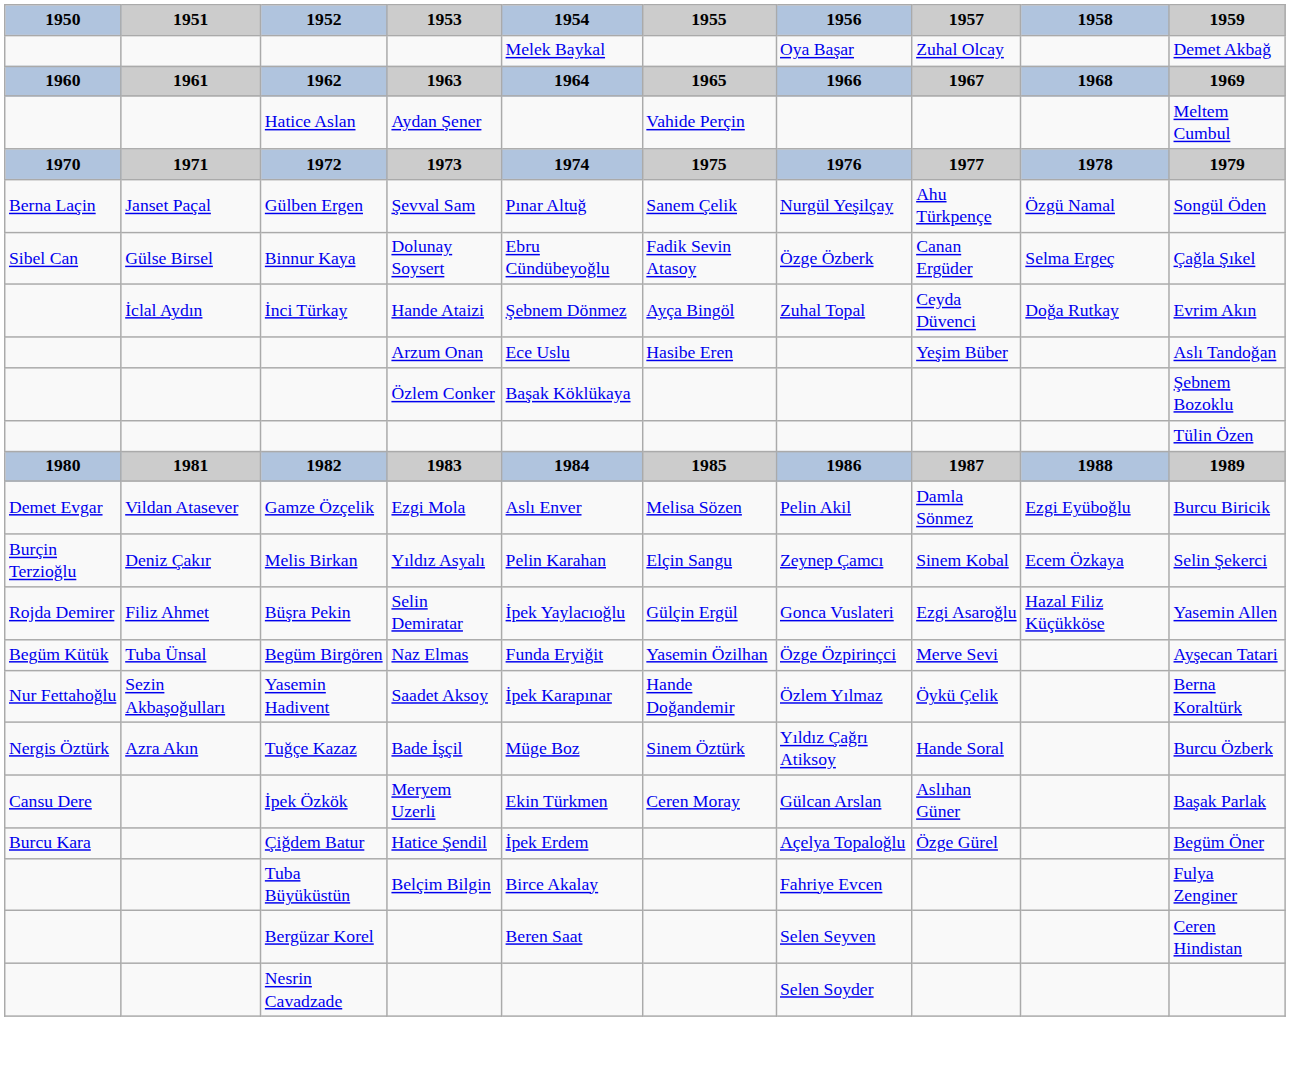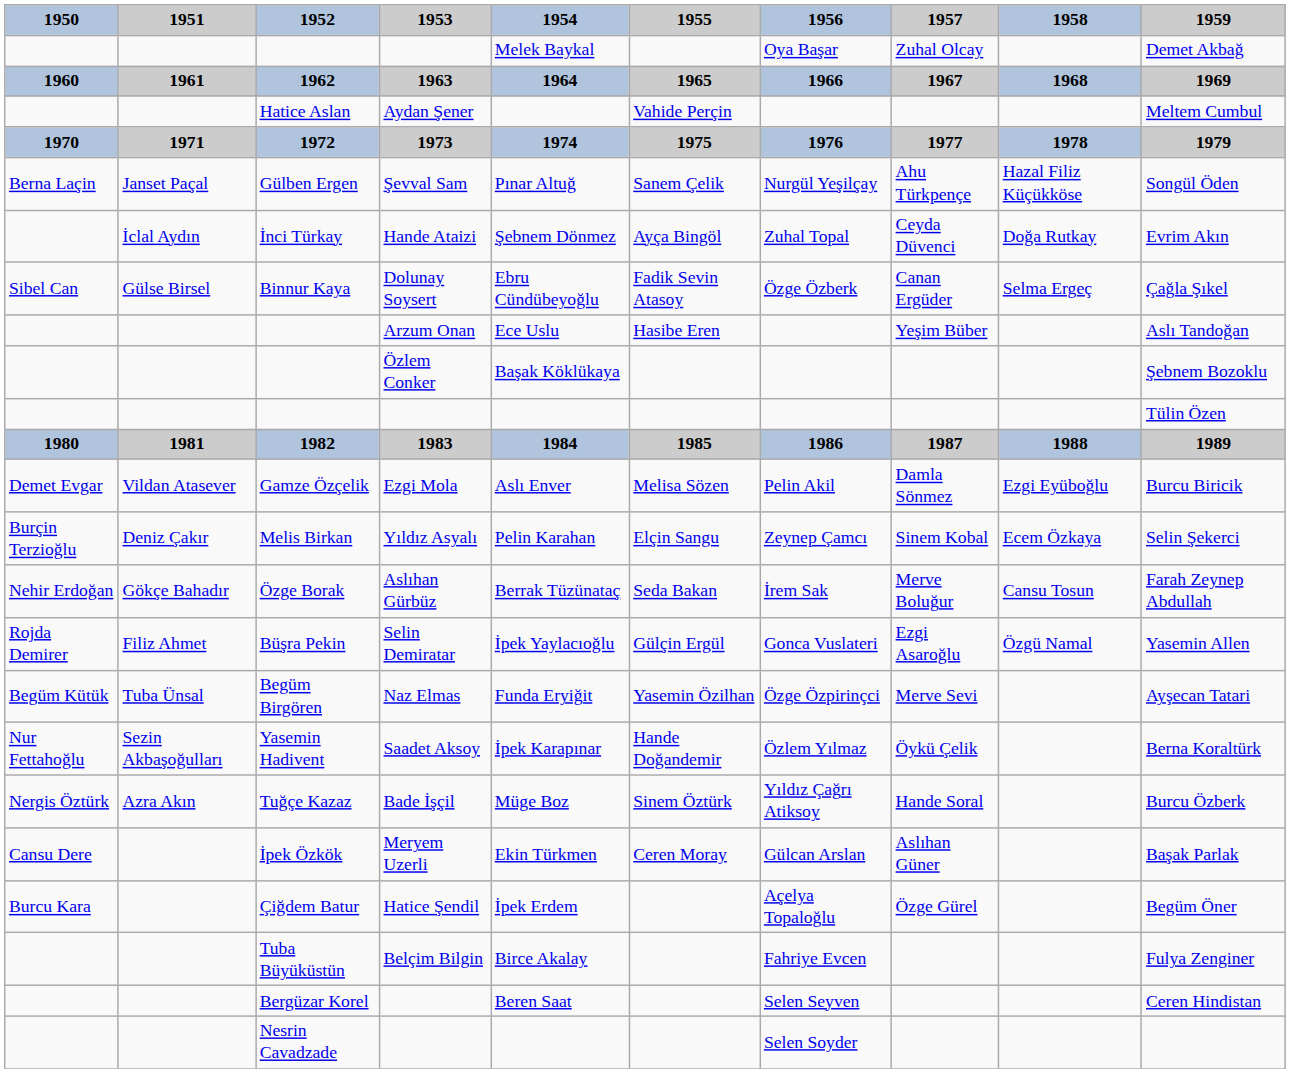(1070, 205) Özgü Namal -> (1042, 183) Hazal Filiz Küçükköse
rows swapped: (310, 258) <-> (306, 310)
+ row: (302, 590)
(1065, 612) Hazal Filiz Küçükköse -> (1048, 643) Özgü Namal
